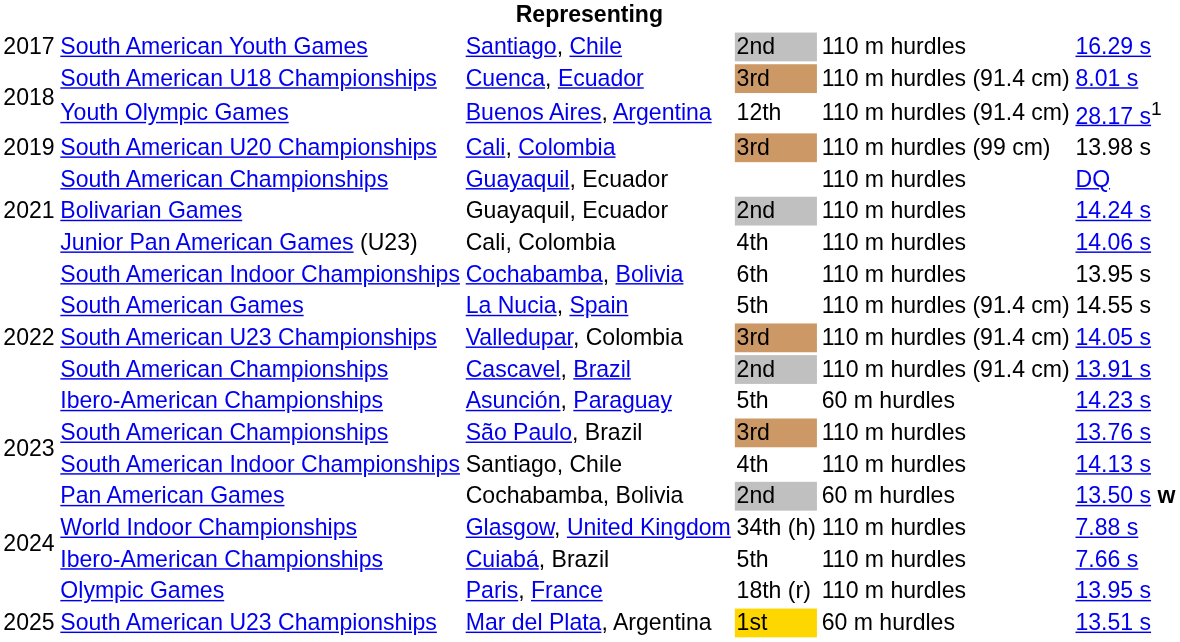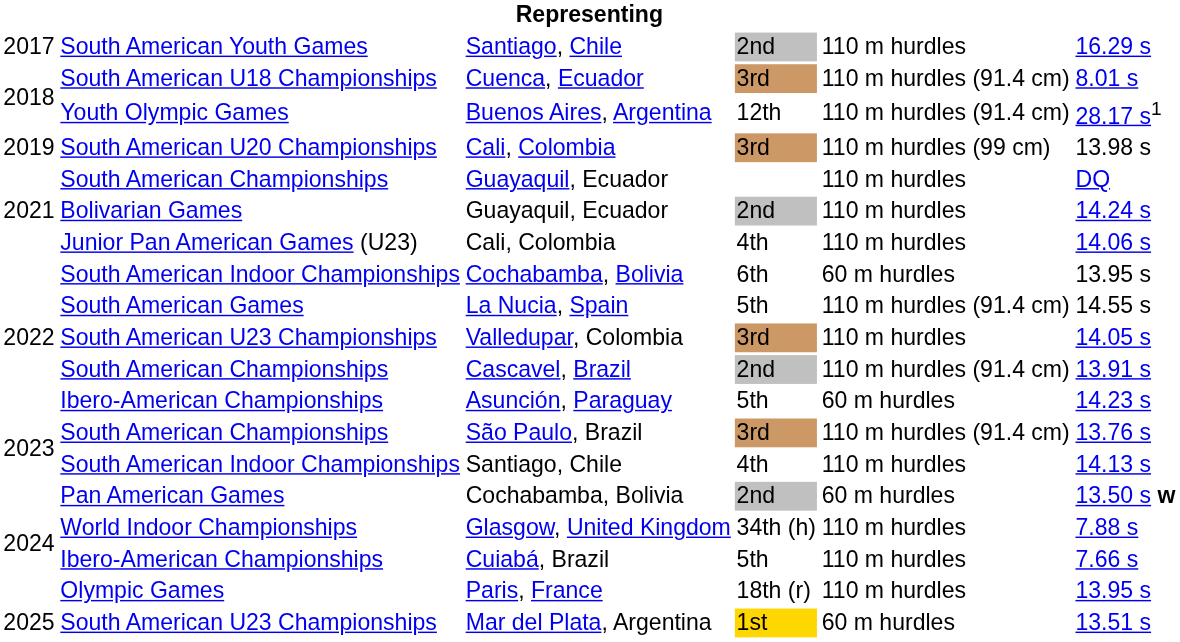(894, 274) 110 m hurdles -> (888, 274) 60 m hurdles
(946, 338) 110 m hurdles (91.4 cm) -> (894, 338) 110 m hurdles
(894, 433) 110 m hurdles -> (946, 433) 110 m hurdles (91.4 cm)
